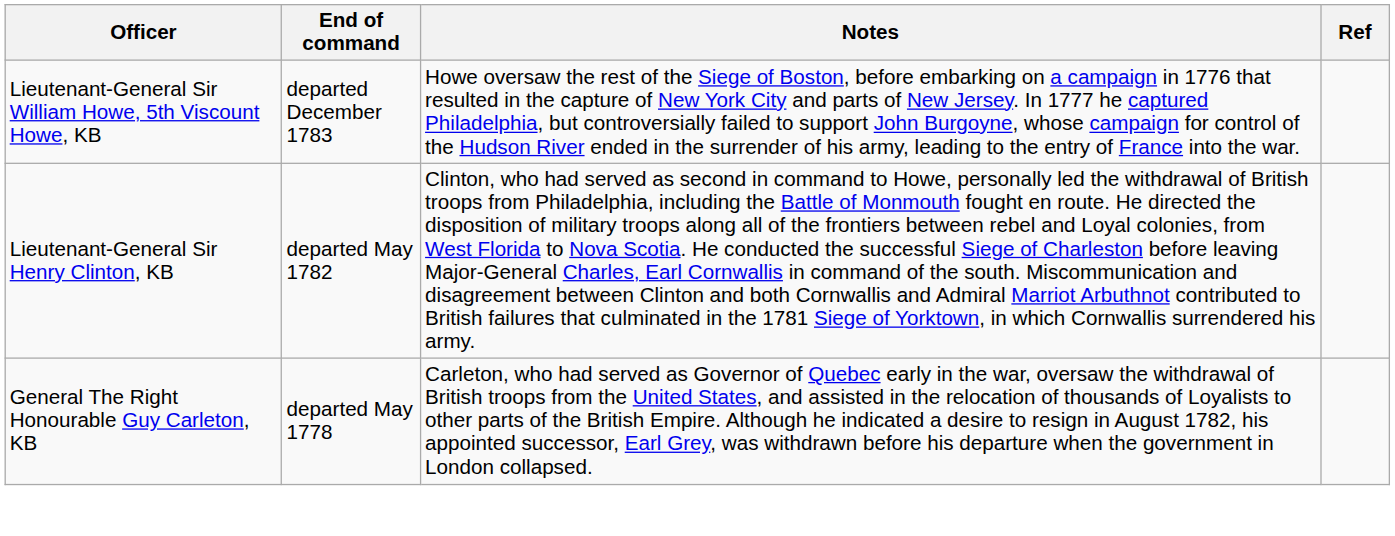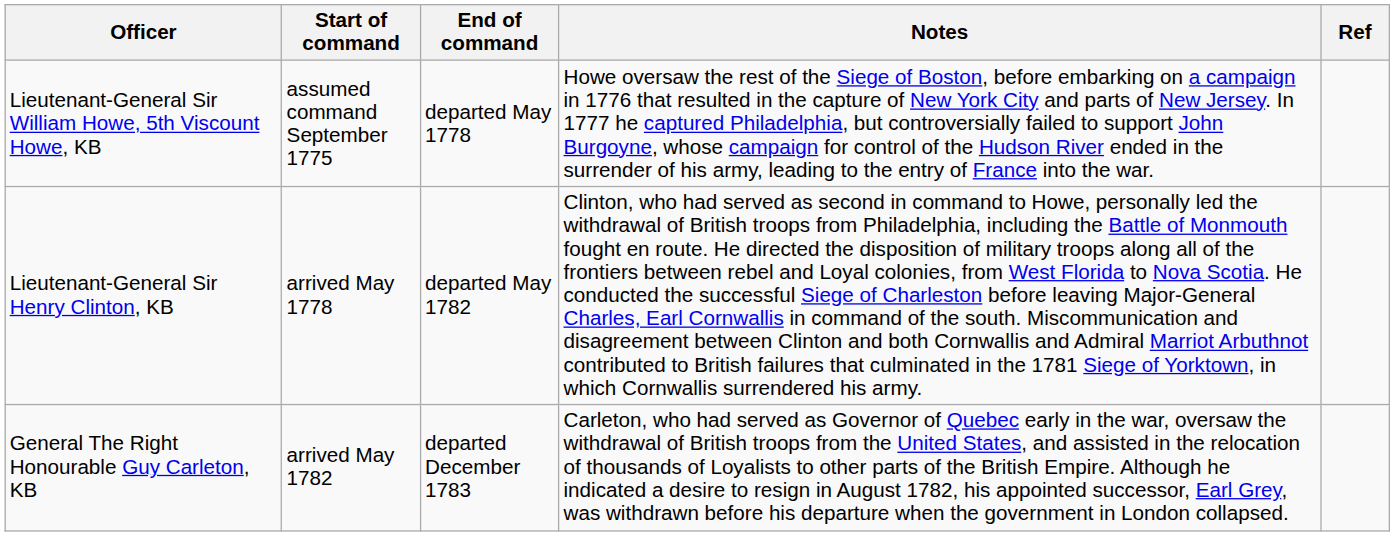+ column: (351, 32)
(334, 111) departed December 1783 -> (488, 123) departed May 1778
(350, 420) departed May 1778 -> (473, 467) departed December 1783
